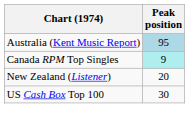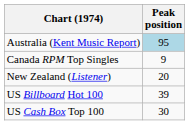(164, 59) paleturquoise background -> (164, 59) no background
+ row: (55, 94)
